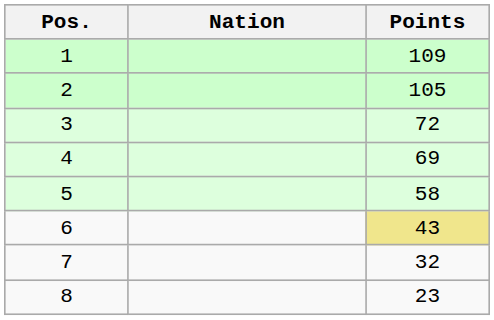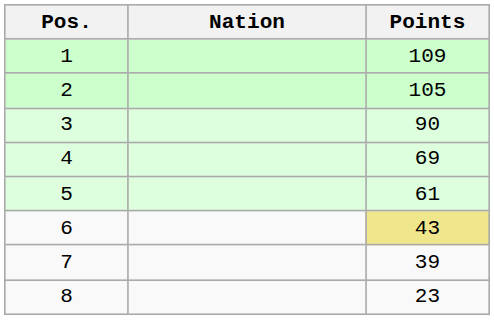(427, 125) 72 -> (427, 125) 90
(427, 194) 58 -> (427, 194) 61
(427, 262) 32 -> (427, 262) 39
